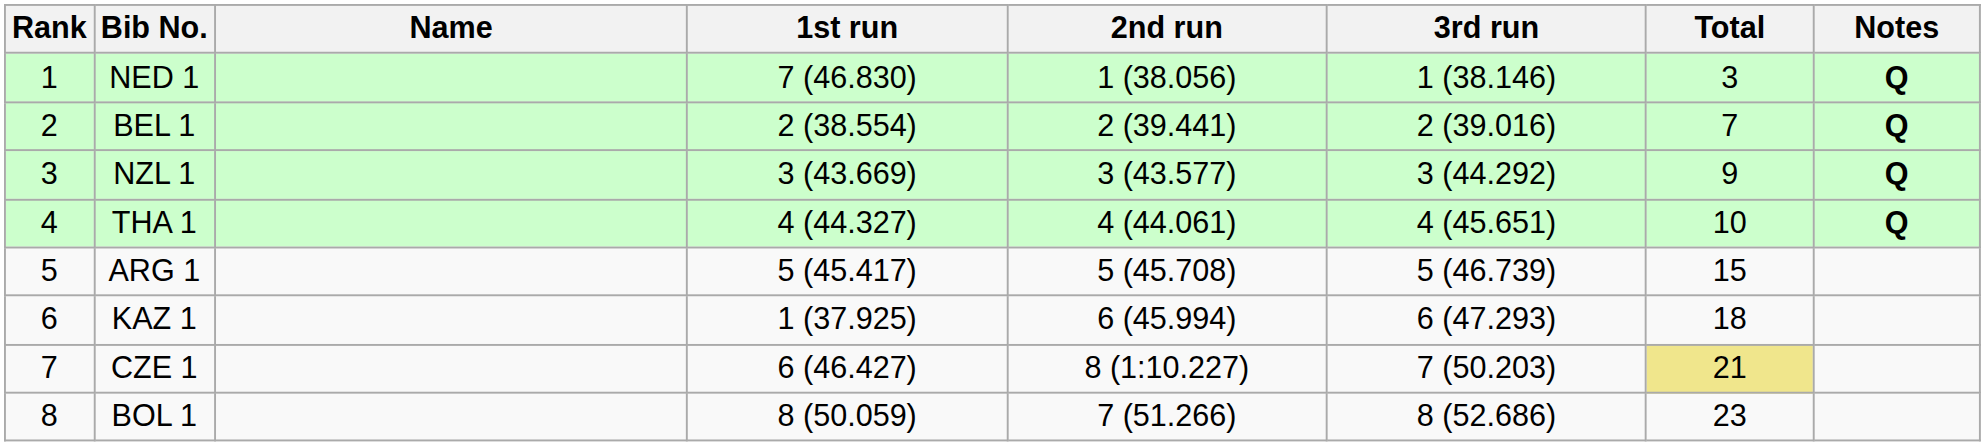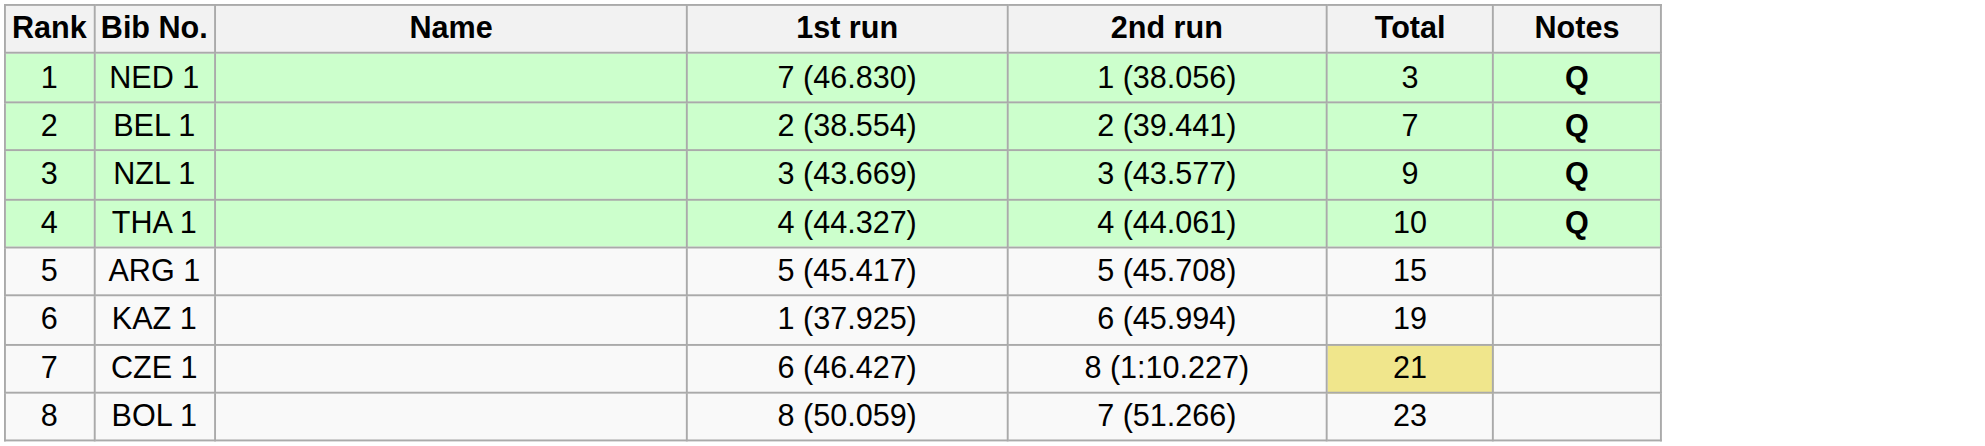- column: (1487, 28)
(1730, 319) 18 -> (1410, 319) 19
